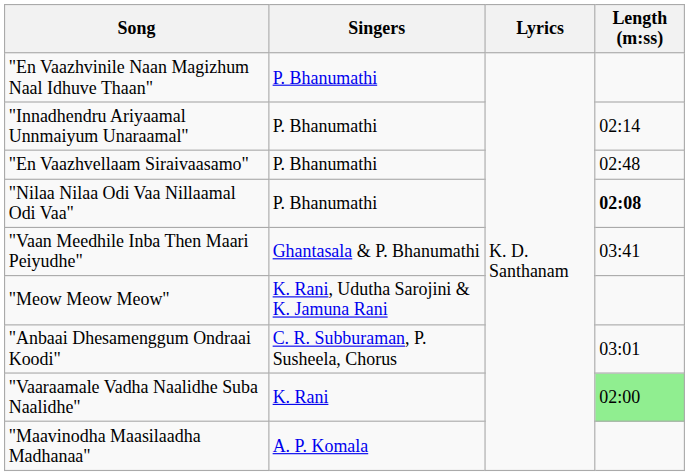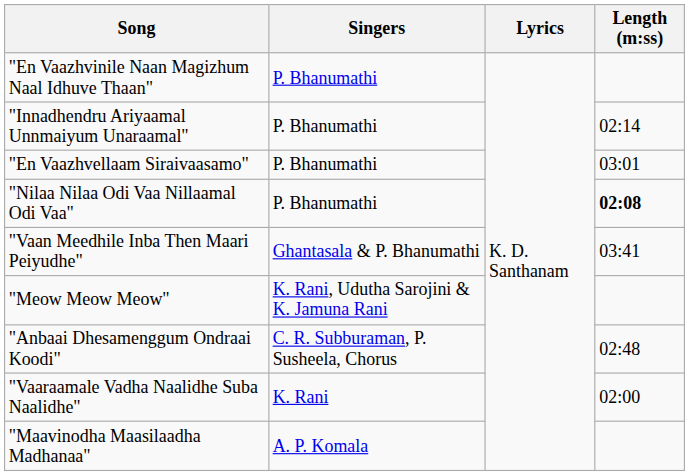(620, 164) 02:48 -> (620, 164) 03:01
(620, 348) 03:01 -> (620, 348) 02:48
(620, 397) lightgreen background -> (620, 397) no background
